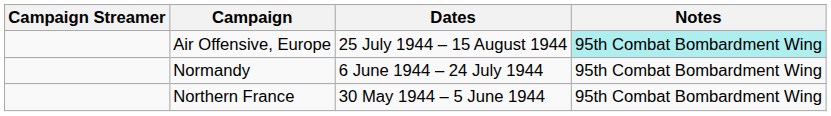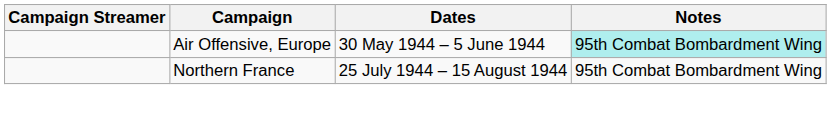(453, 44) 25 July 1944 – 15 August 1944 -> (442, 44) 30 May 1944 – 5 June 1944
- row: (212, 70)
(442, 96) 30 May 1944 – 5 June 1944 -> (453, 70) 25 July 1944 – 15 August 1944
